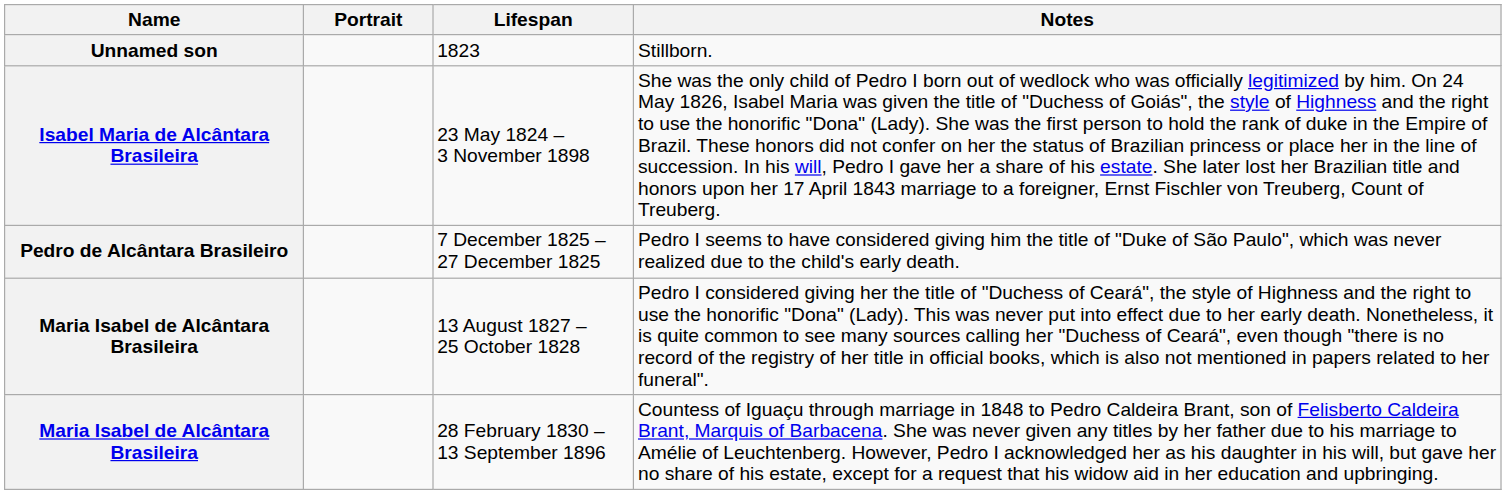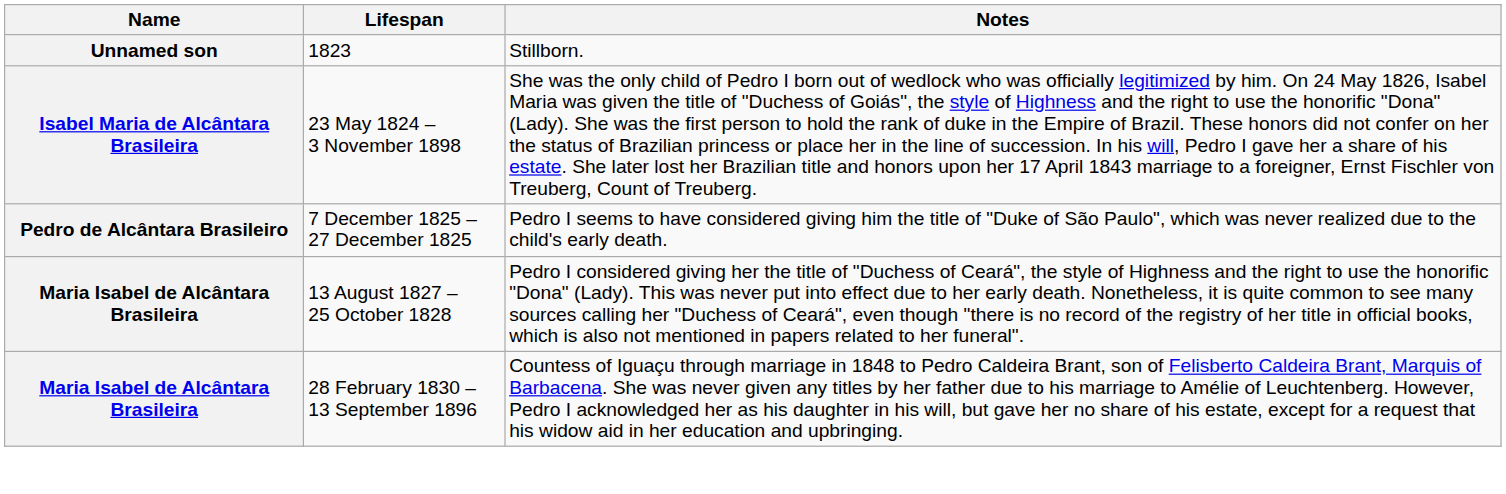- column: (368, 19)
